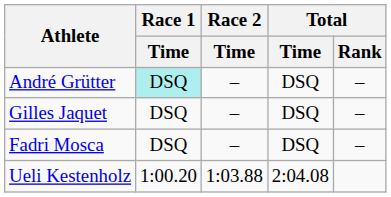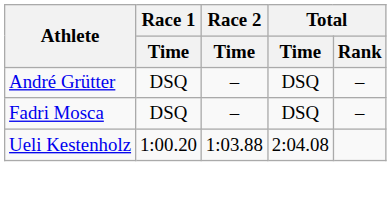(168, 82) paleturquoise background -> (168, 82) no background
- row: (58, 113)
